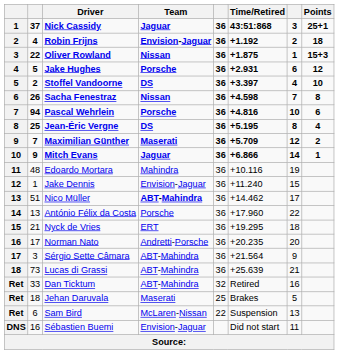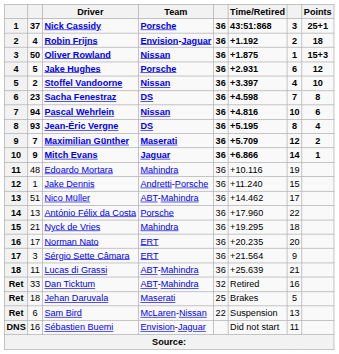(155, 25) Jaguar -> (158, 25) Porsche
(35, 54) 22 -> (35, 54) 50
(147, 83) DS -> (155, 83) Nissan
(35, 97) 26 -> (35, 97) 23
(155, 97) Nissan -> (147, 97) DS
(158, 112) Porsche -> (155, 112) Nissan
(35, 126) 25 -> (35, 126) 93
(173, 183) Envision-Jaguar -> (174, 183) Andretti-Porsche
(171, 198) bold -> (170, 198) normal
(149, 227) ERT -> (159, 227) Mahindra
(174, 241) Andretti-Porsche -> (149, 241) ERT
(170, 255) ABT-Mahindra -> (149, 255) ERT
(35, 270) 73 -> (35, 270) 11
